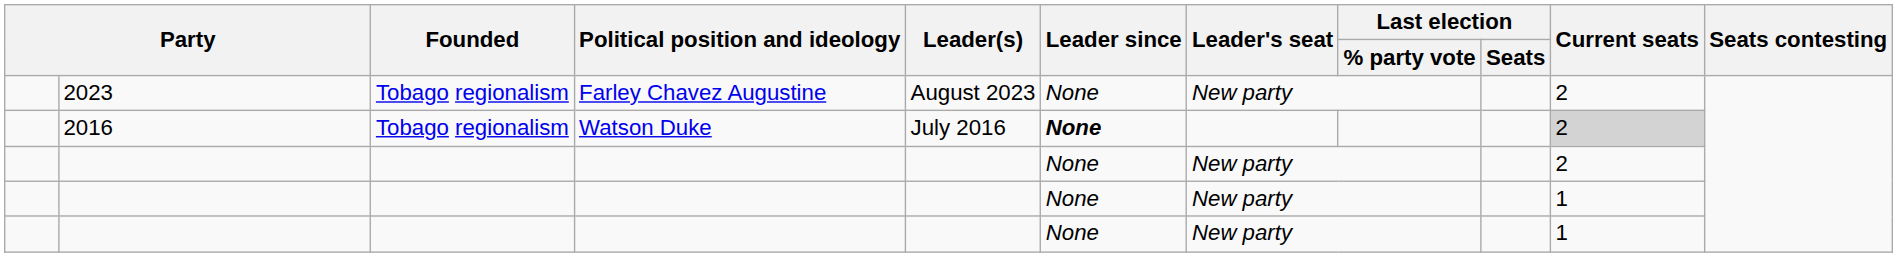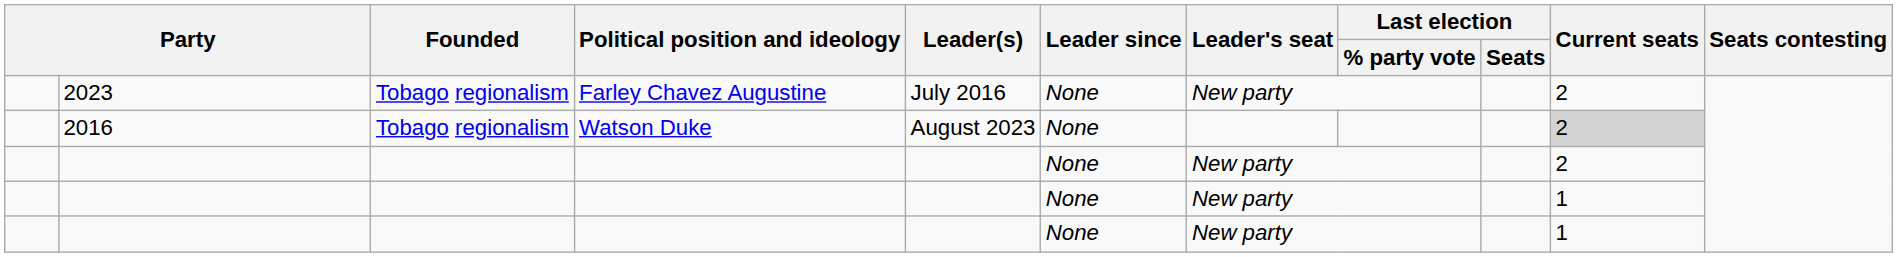(973, 92) August 2023 -> (958, 92) July 2016
(958, 127) July 2016 -> (973, 127) August 2023
(1074, 127) bold -> (1072, 127) normal
